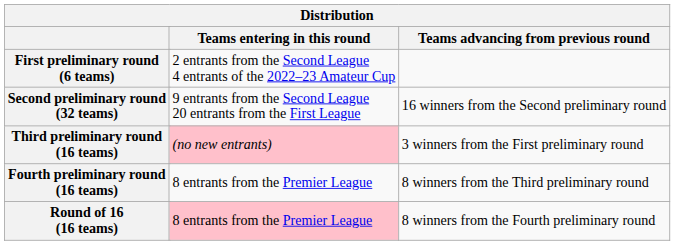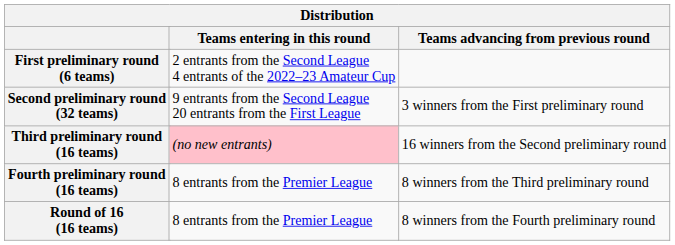(534, 106) 16 winners from the Second preliminary round -> (523, 106) 3 winners from the First preliminary round
(523, 144) 3 winners from the First preliminary round -> (534, 144) 16 winners from the Second preliminary round
(272, 220) pink background -> (272, 220) no background
